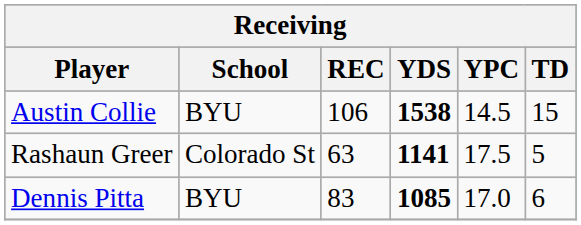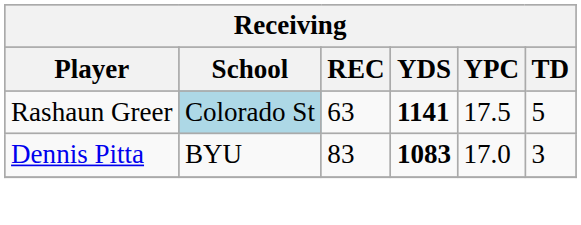- row: (84, 111)
(250, 154) no background -> (250, 111) lightblue background
(424, 197) 1085 -> (424, 154) 1083
(538, 197) 6 -> (538, 154) 3
